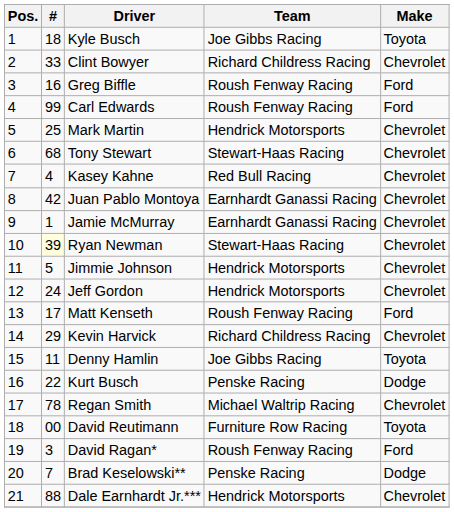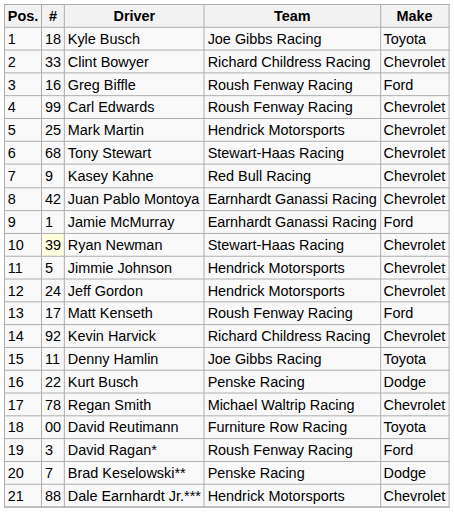(398, 108) Ford -> (414, 108) Chevrolet
(49, 176) 4 -> (49, 176) 9
(414, 222) Chevrolet -> (398, 222) Ford
(53, 336) 29 -> (53, 336) 92
